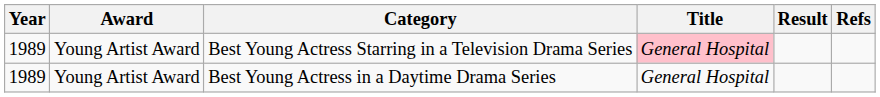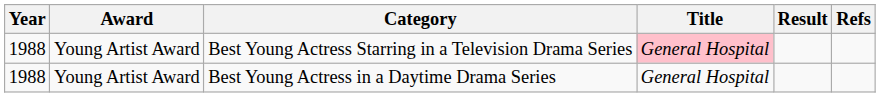(27, 48) 1989 -> (27, 48) 1988
(27, 77) 1989 -> (27, 77) 1988
